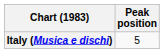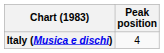(137, 40) 5 -> (137, 40) 4
